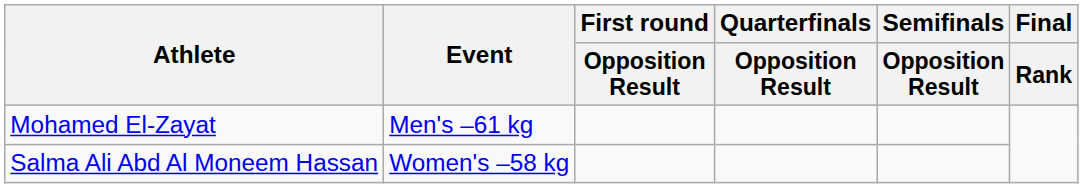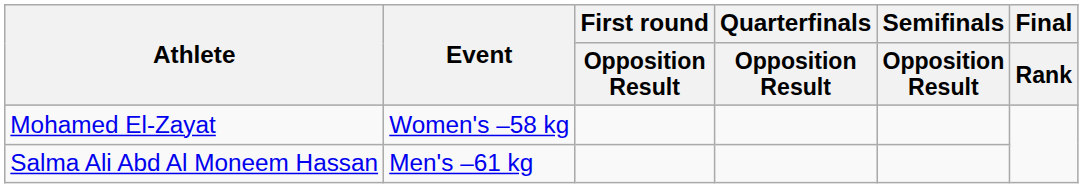(461, 124) Men's –61 kg -> (479, 124) Women's –58 kg
(479, 163) Women's –58 kg -> (461, 163) Men's –61 kg
